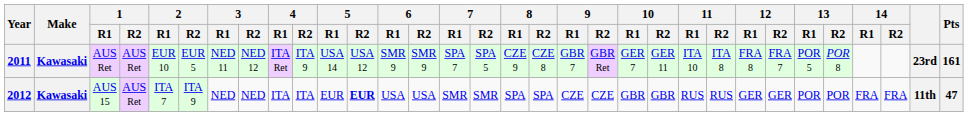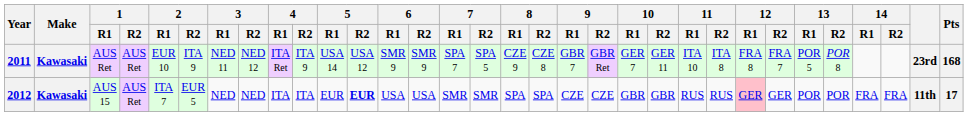(193, 61) EUR 5 -> (193, 61) ITA 9
(951, 61) 161 -> (951, 61) 168
(193, 95) ITA 9 -> (193, 95) EUR 5
(751, 95) no background -> (751, 95) pink background
(951, 95) 47 -> (951, 95) 17
